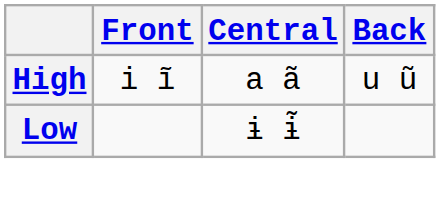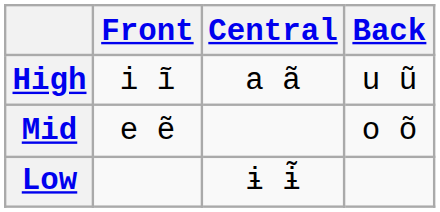+ row: (50, 131)
